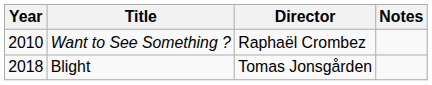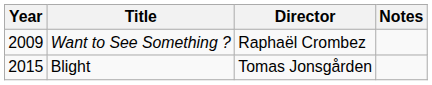(26, 42) 2010 -> (26, 42) 2009
(26, 67) 2018 -> (26, 67) 2015
